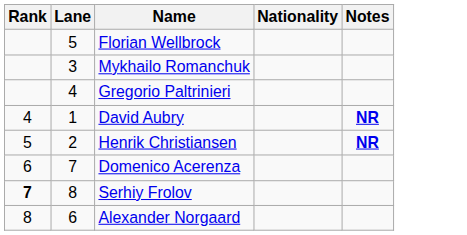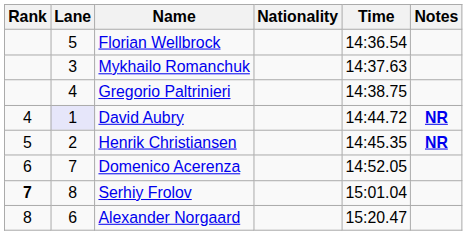+ column: (376, 17)
(73, 117) no background -> (73, 117) lavender background
